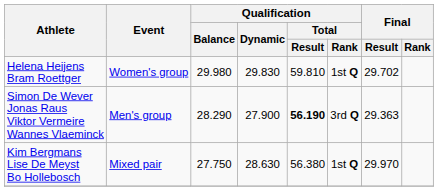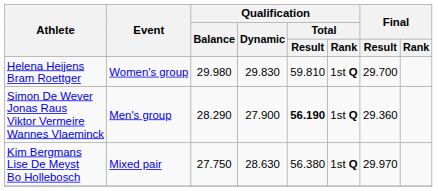(382, 72) 29.702 -> (380, 72) 29.700
(345, 115) 3rd Q -> (344, 115) 1st Q
(382, 115) 29.363 -> (380, 115) 29.360
